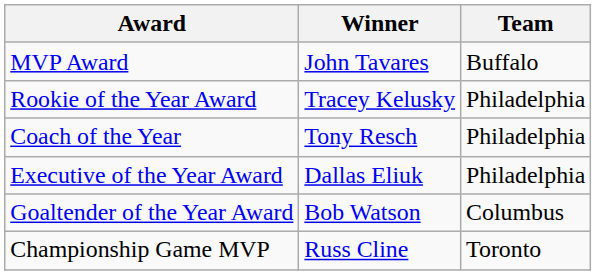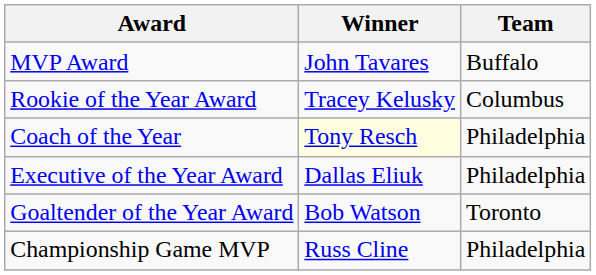(526, 99) Philadelphia -> (515, 99) Columbus
(361, 136) no background -> (361, 136) lightyellow background
(515, 212) Columbus -> (504, 212) Toronto
(504, 250) Toronto -> (526, 250) Philadelphia
